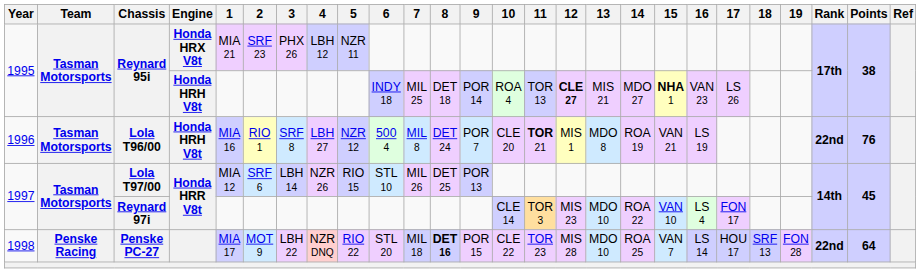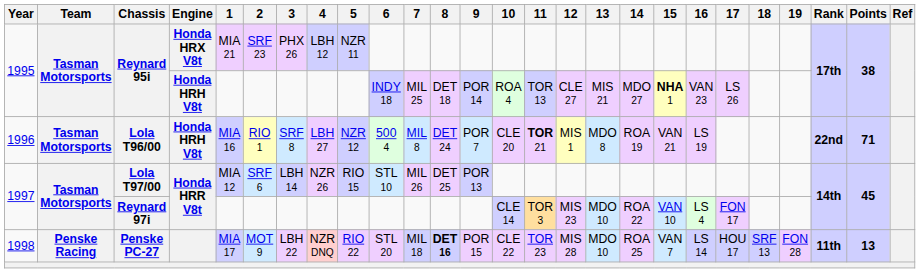(571, 94) bold -> (571, 94) normal
(869, 140) 76 -> (868, 140) 71
(829, 246) 22nd -> (829, 246) 11th
(869, 246) 64 -> (868, 246) 13
